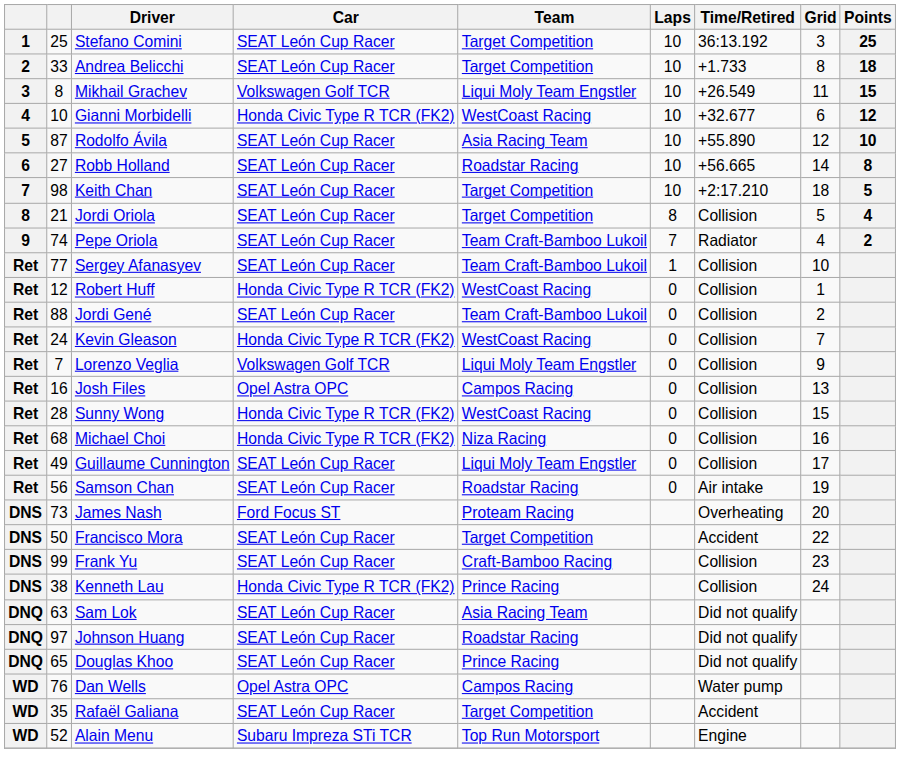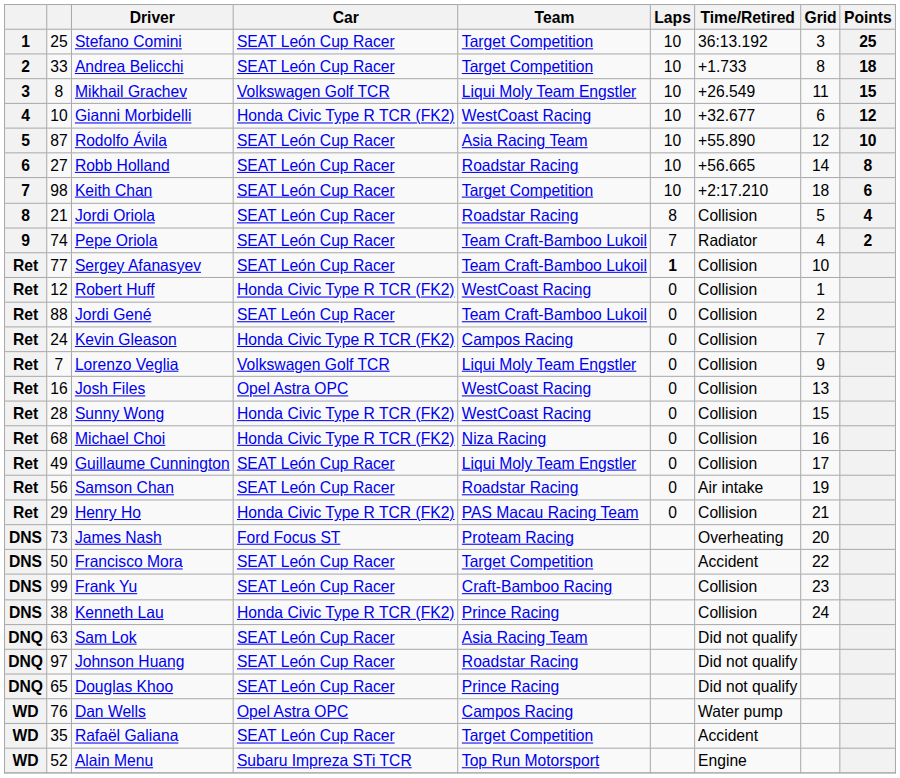(868, 191) 5 -> (868, 191) 6
(527, 215) Target Competition -> (520, 215) Roadstar Racing
(673, 265) normal -> (673, 265) bold
(526, 339) WestCoast Racing -> (518, 339) Campos Racing
(518, 389) Campos Racing -> (526, 389) WestCoast Racing
+ row: (108, 513)
